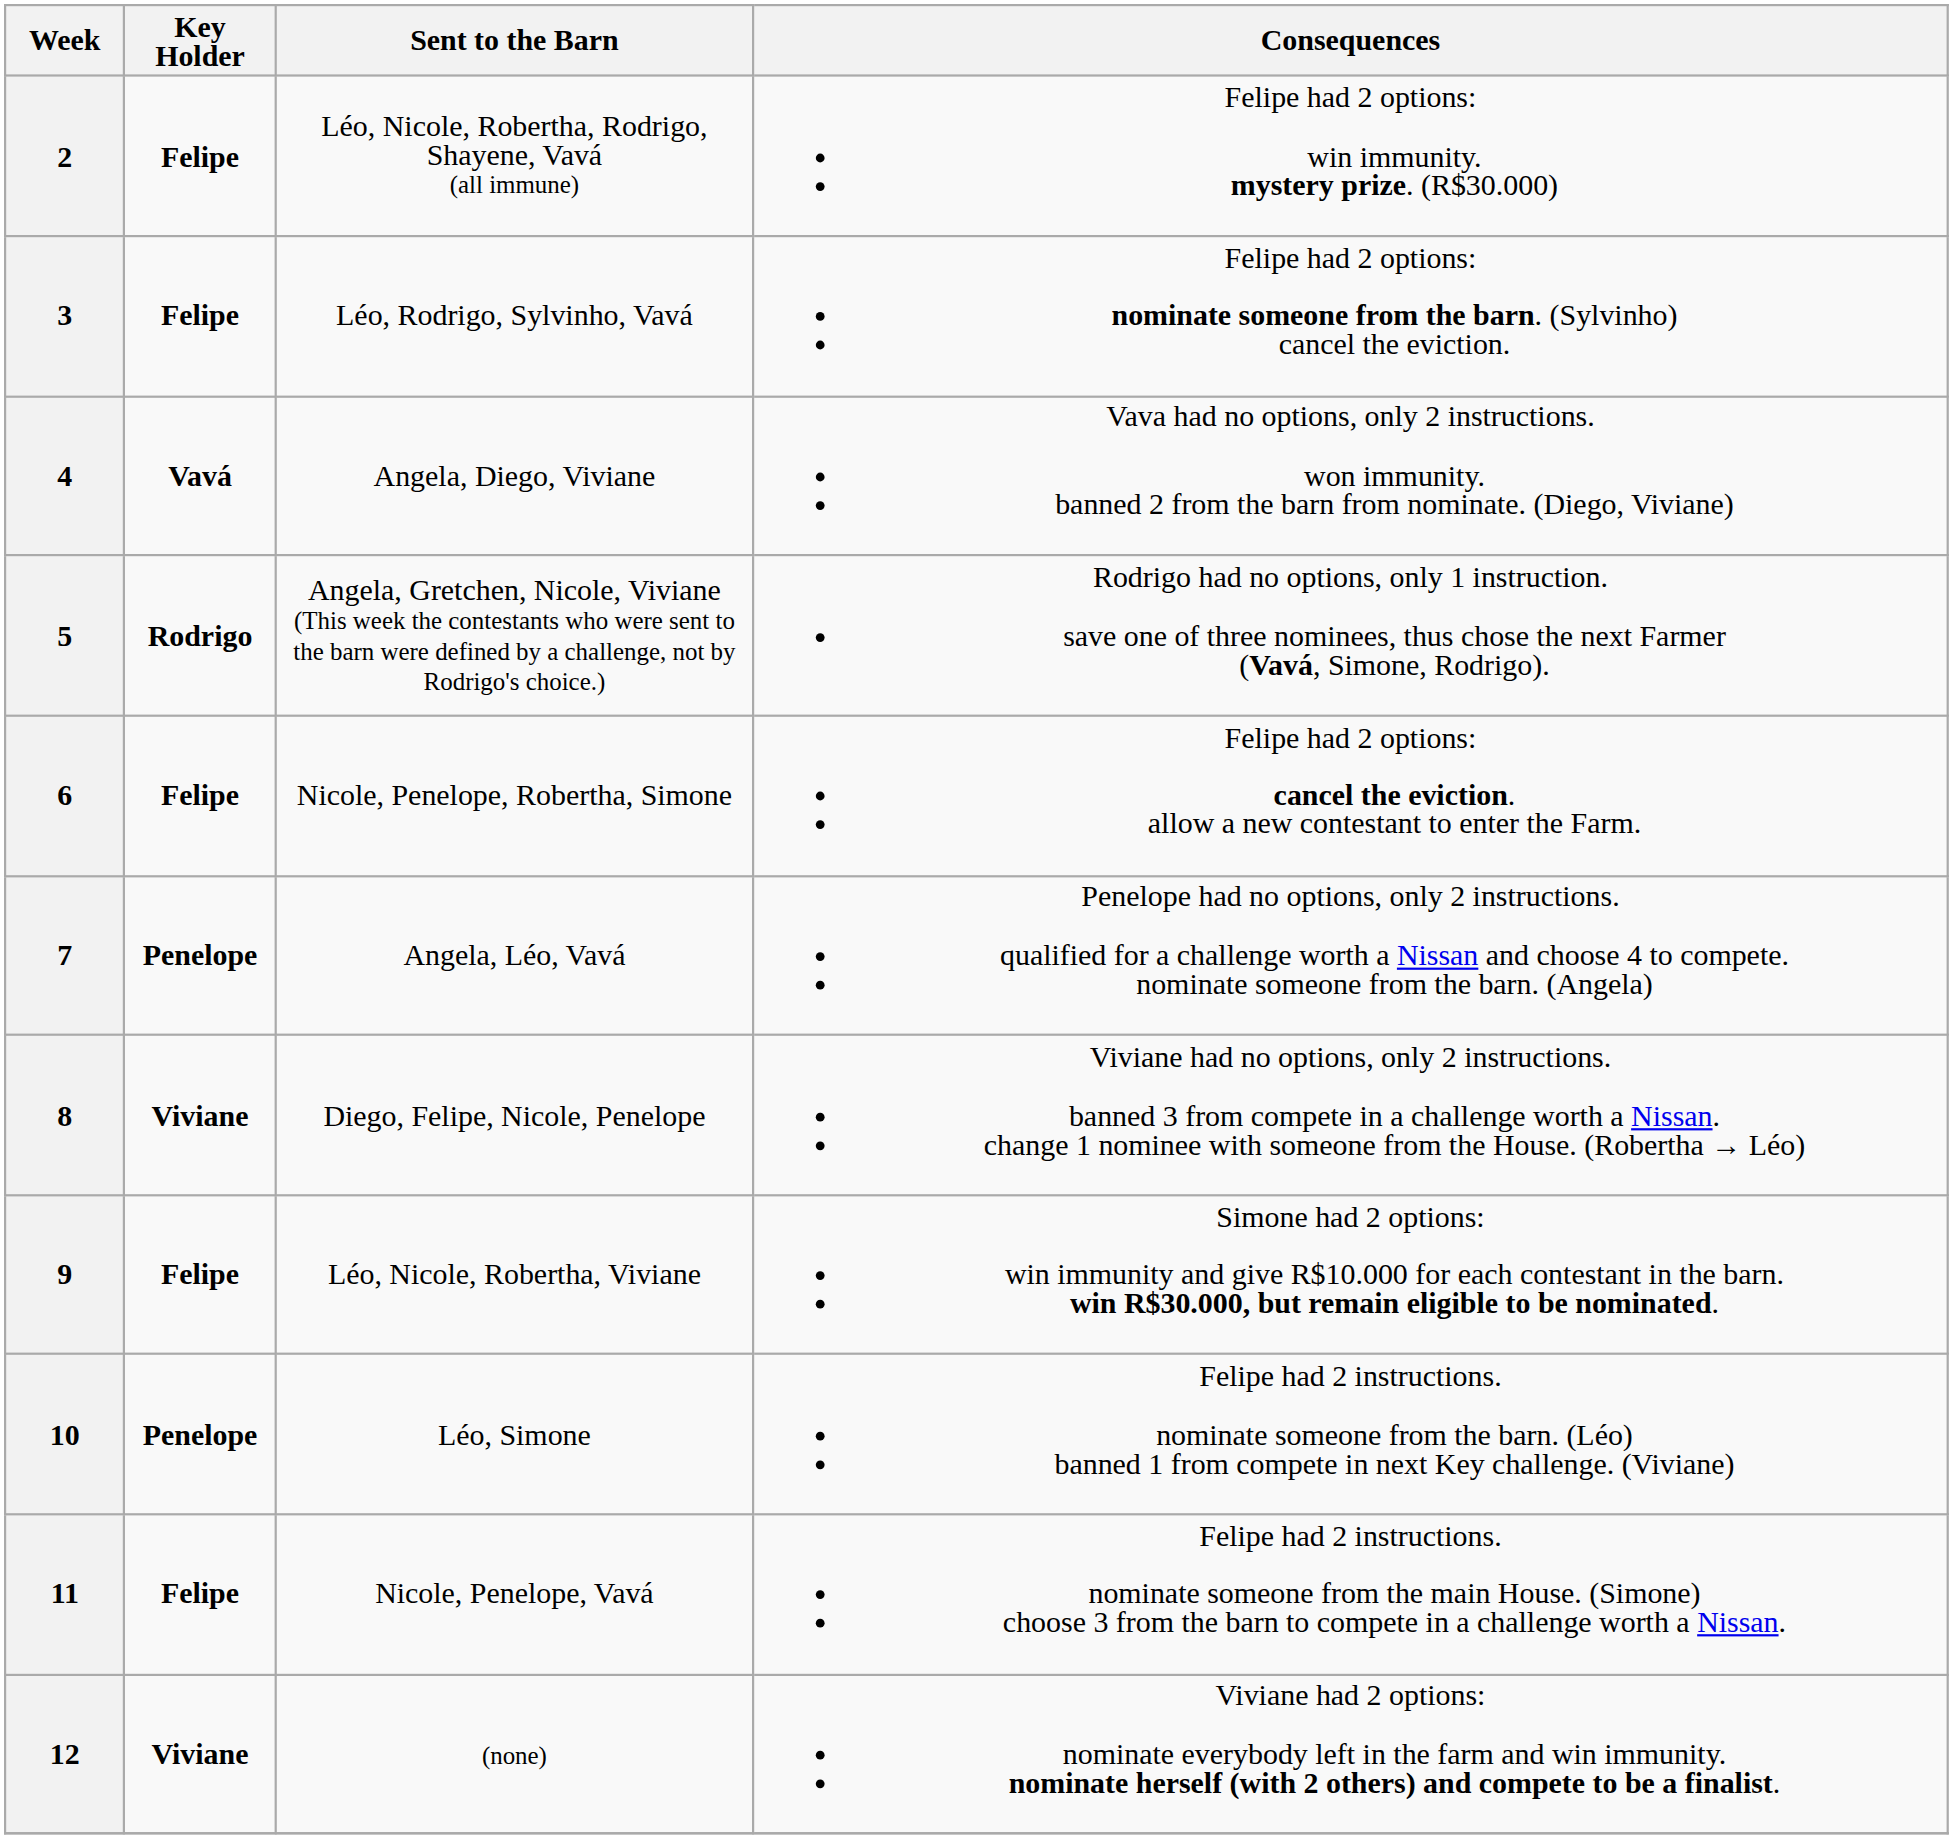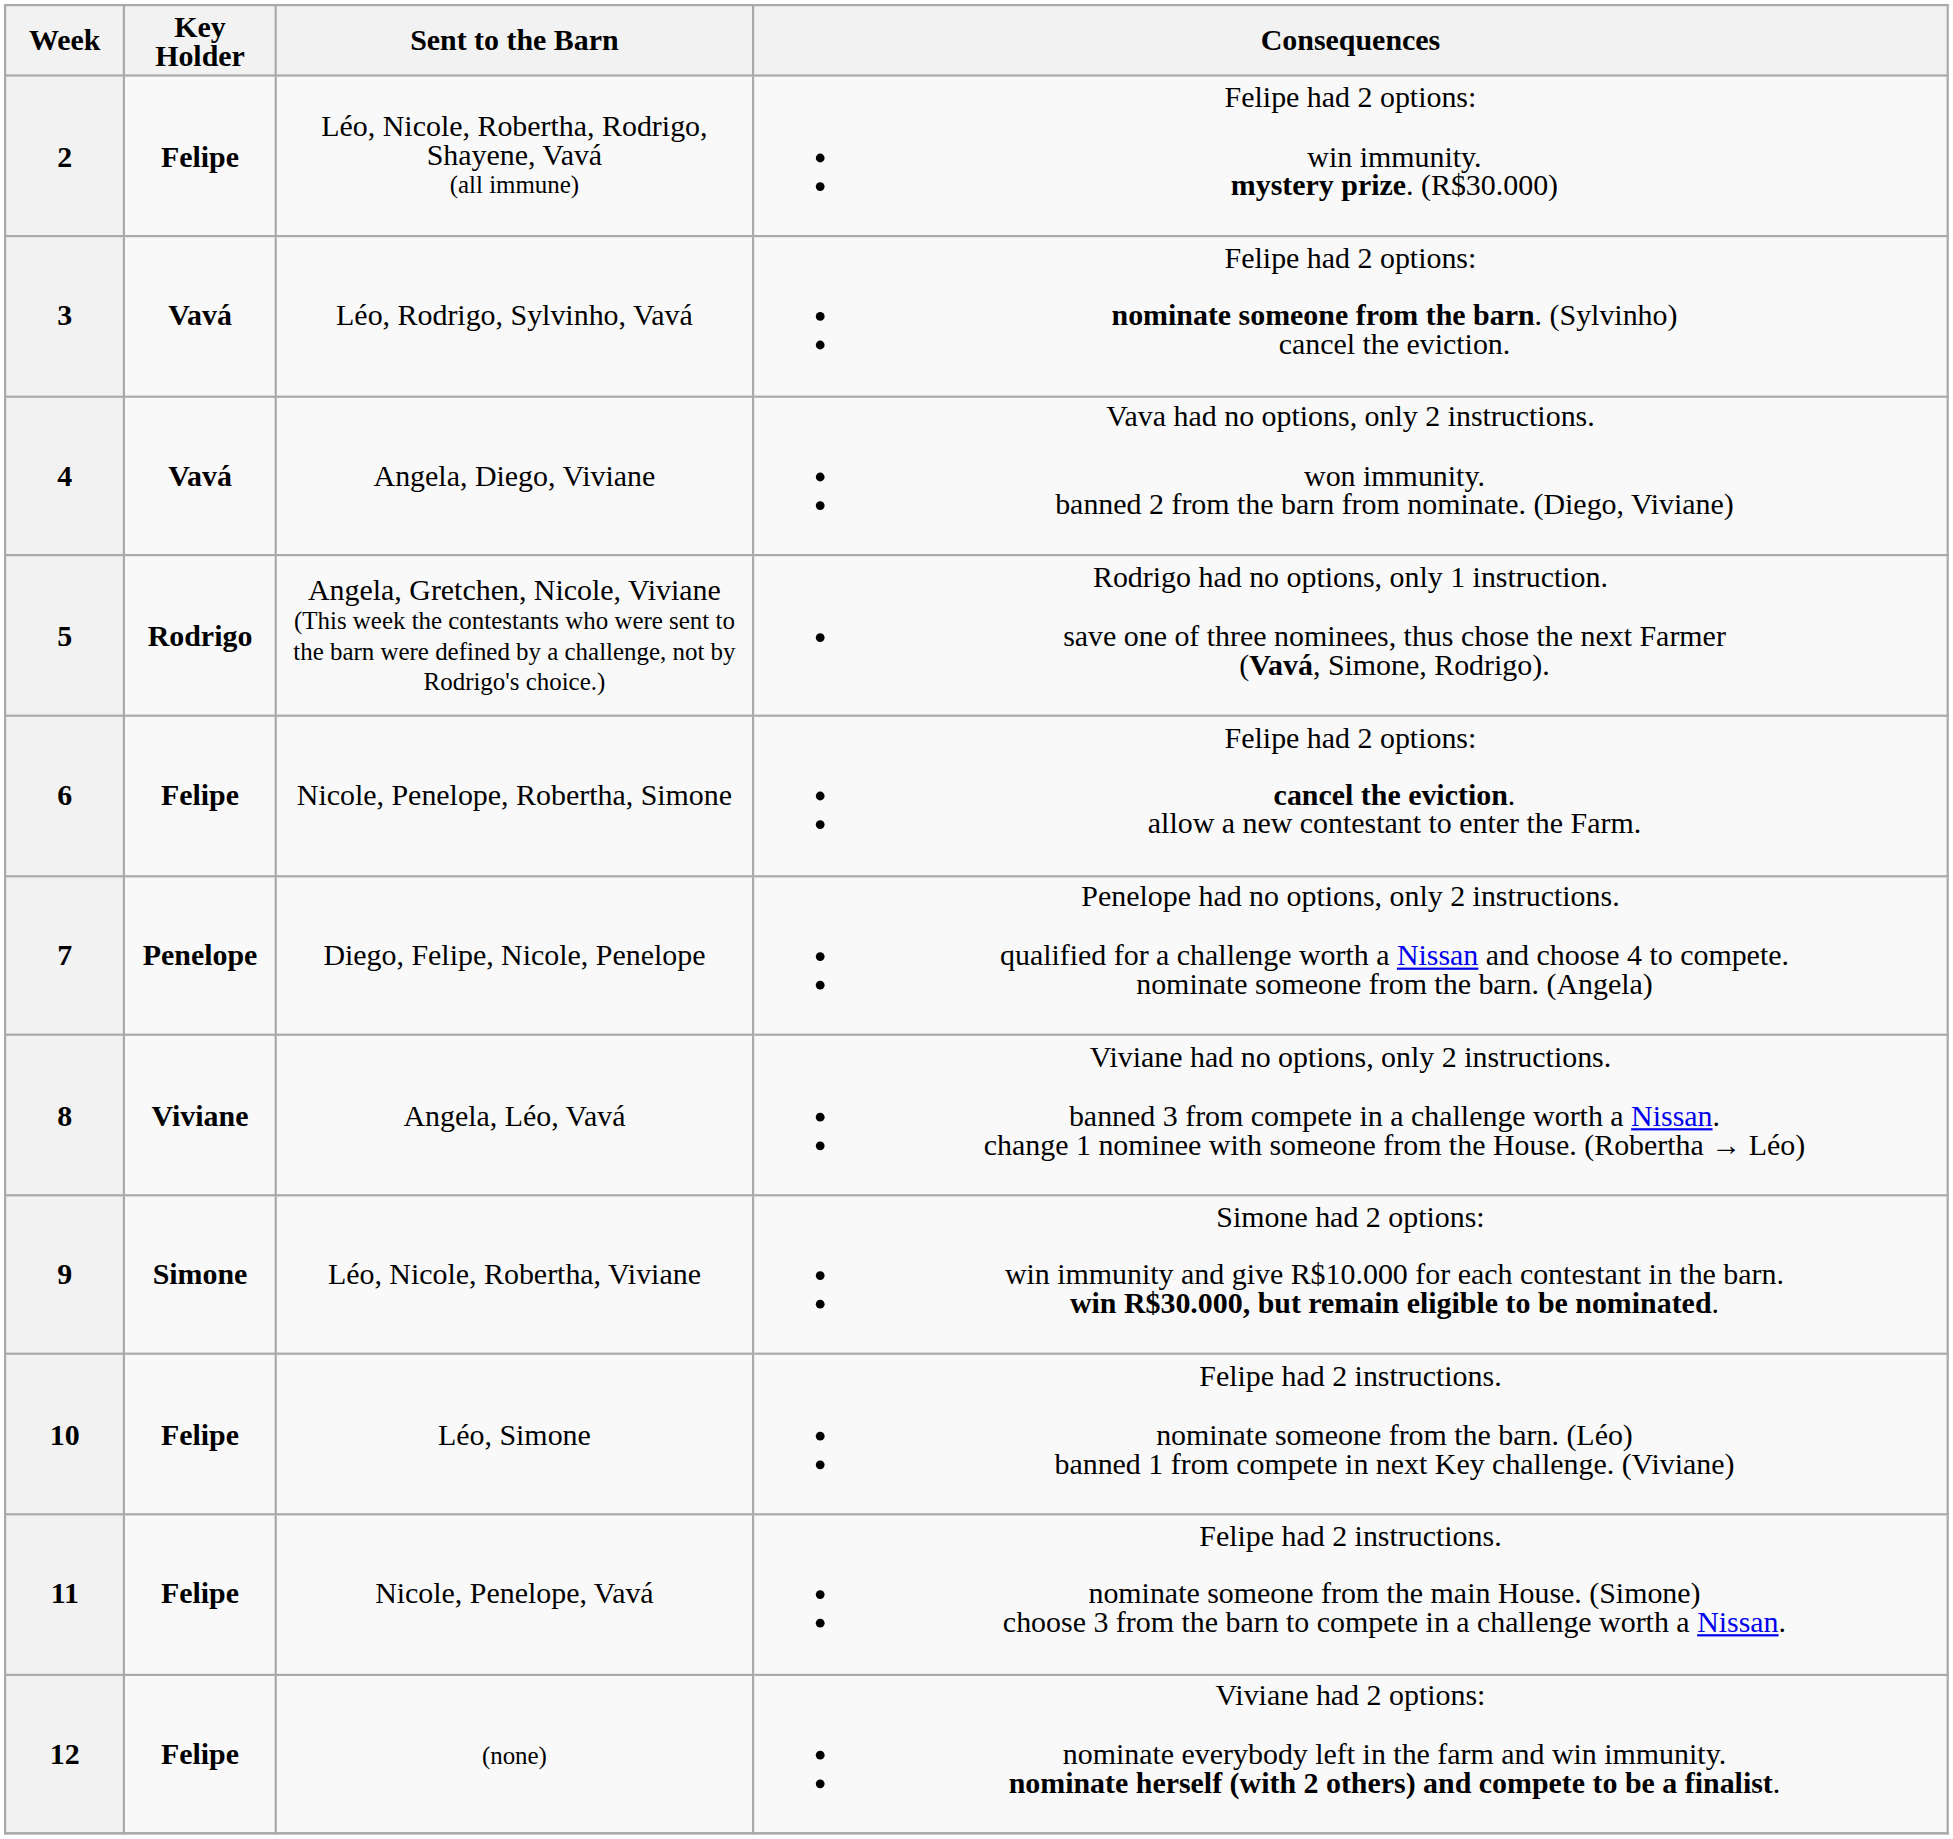(200, 316) Felipe -> (200, 316) Vavá
(514, 955) Angela, Léo, Vavá -> (514, 955) Diego, Felipe, Nicole, Penelope
(514, 1115) Diego, Felipe, Nicole, Penelope -> (514, 1115) Angela, Léo, Vavá
(200, 1274) Felipe -> (200, 1274) Simone
(200, 1434) Penelope -> (200, 1434) Felipe
(200, 1754) Viviane -> (200, 1754) Felipe
